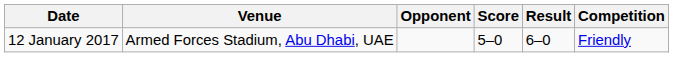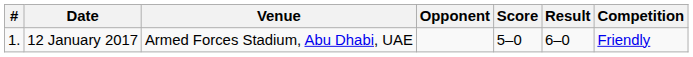+ column: (14, 16)
